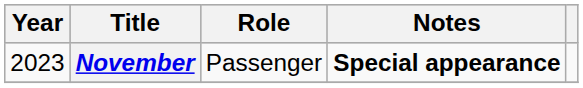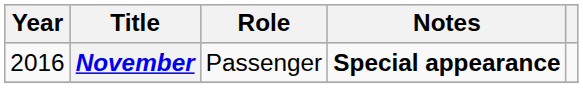(37, 62) 2023 -> (37, 62) 2016
